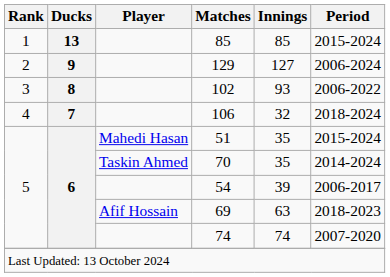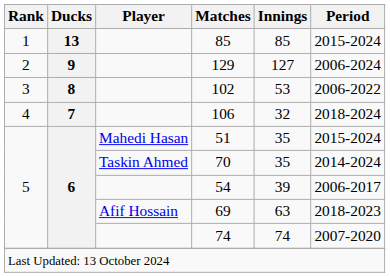(283, 89) 93 -> (283, 89) 53
